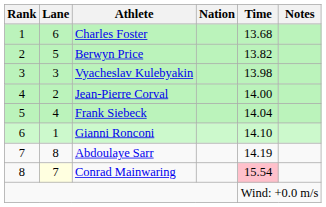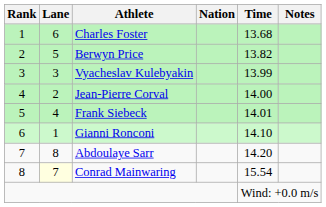(258, 73) 13.98 -> (258, 73) 13.99
(258, 113) 14.04 -> (258, 113) 14.01
(258, 152) 14.19 -> (258, 152) 14.20
(258, 172) pink background -> (258, 172) no background
